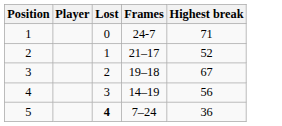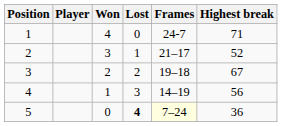+ column: (108, 14)
(144, 111) no background -> (174, 111) lightyellow background
